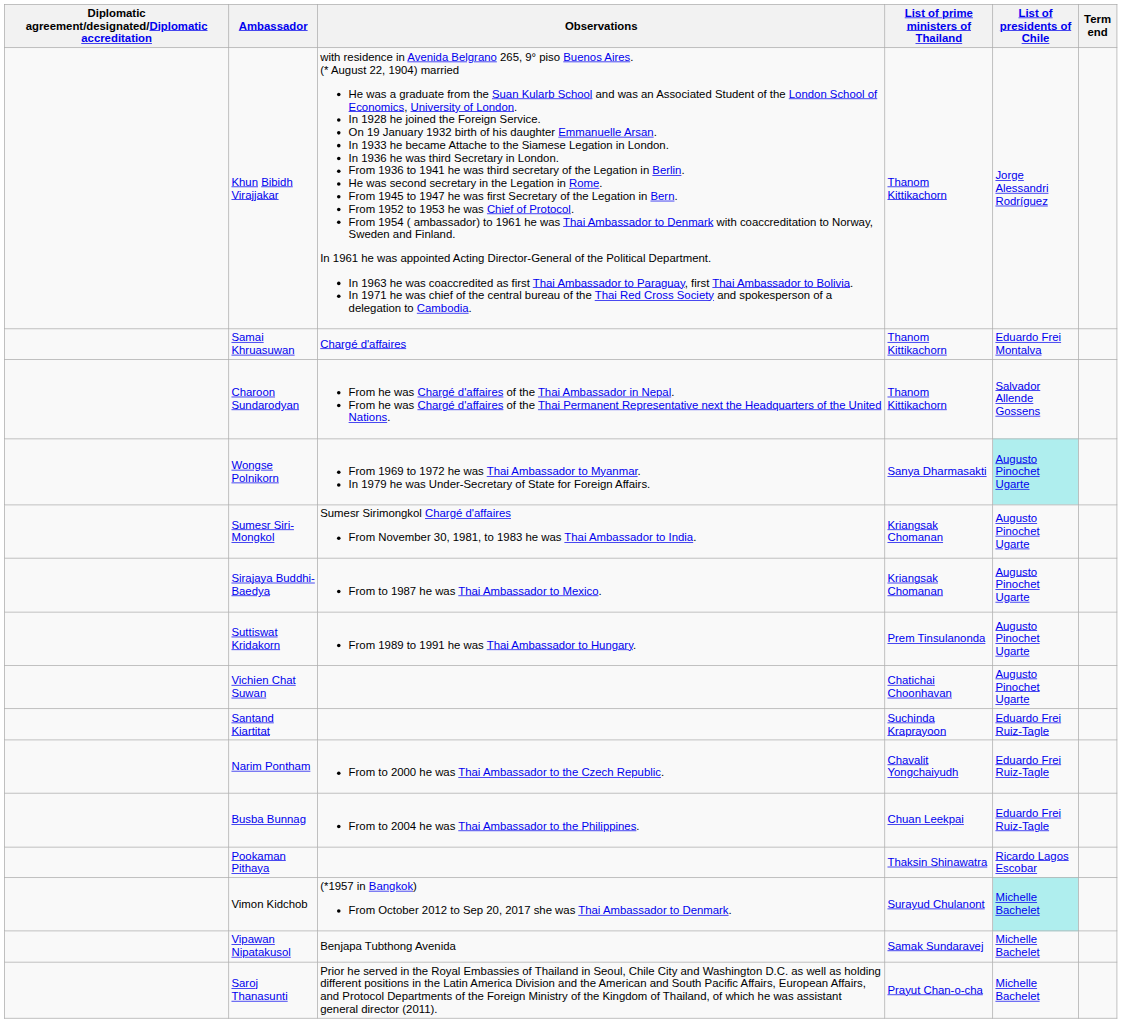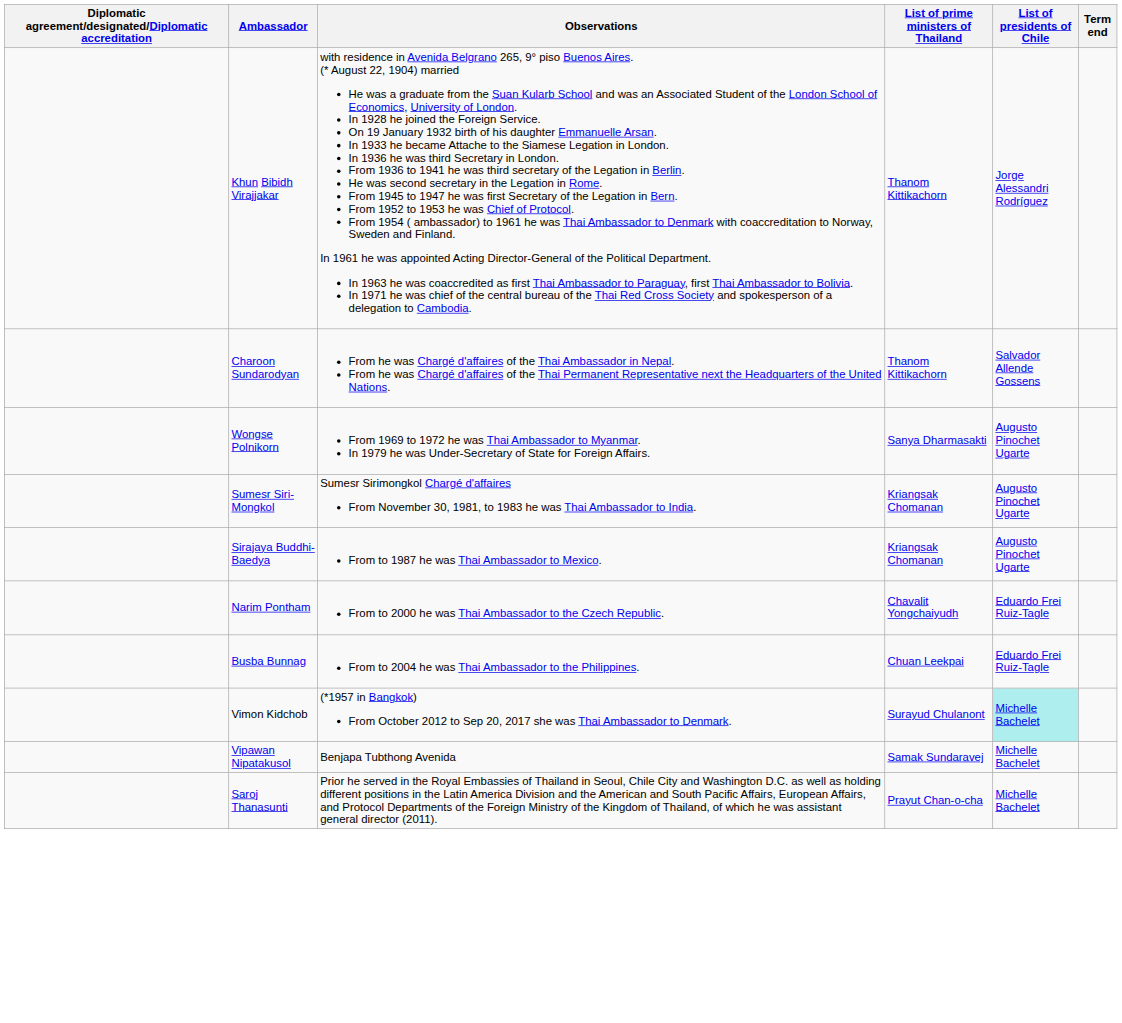- row: (263, 344)
(1018, 471) paleturquoise background -> (1018, 441) no background
- row: (256, 638)
- row: (264, 687)
- row: (253, 724)
- row: (259, 862)
